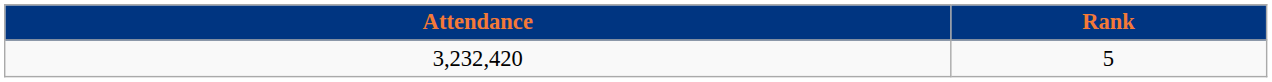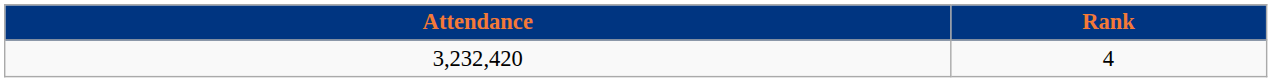(1109, 58) 5 -> (1109, 58) 4
